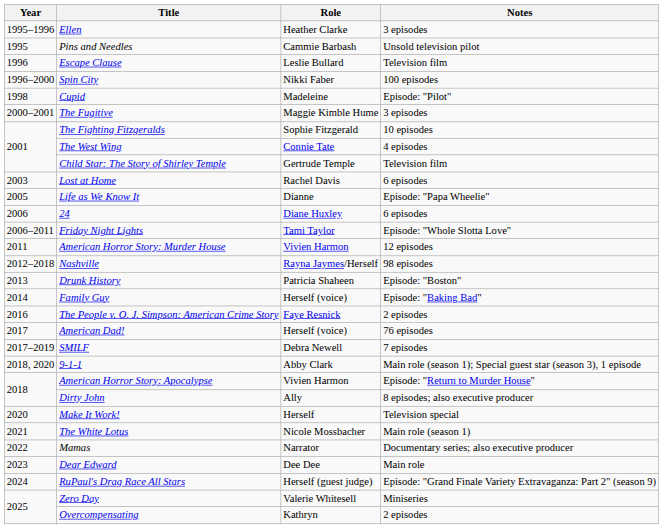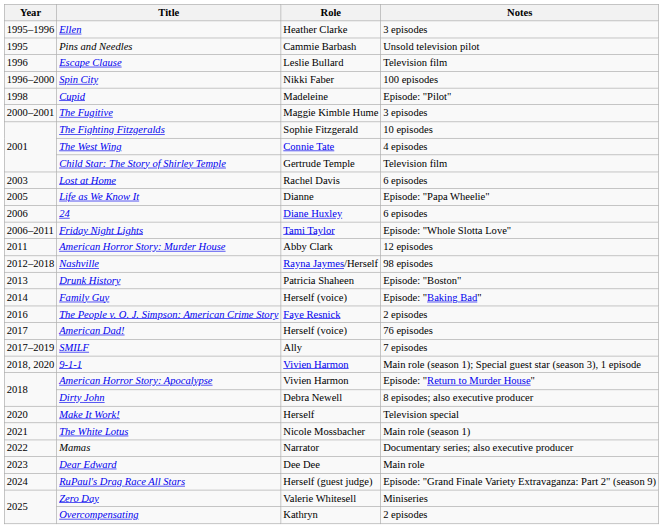(316, 247) Vivien Harmon -> (308, 247) Abby Clark
(313, 347) Debra Newell -> (293, 347) Ally
(308, 364) Abby Clark -> (316, 364) Vivien Harmon
(293, 398) Ally -> (313, 398) Debra Newell
